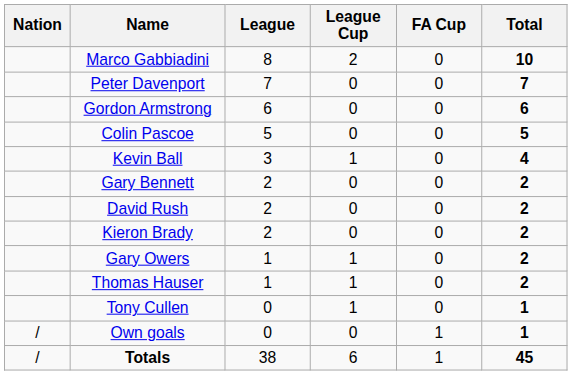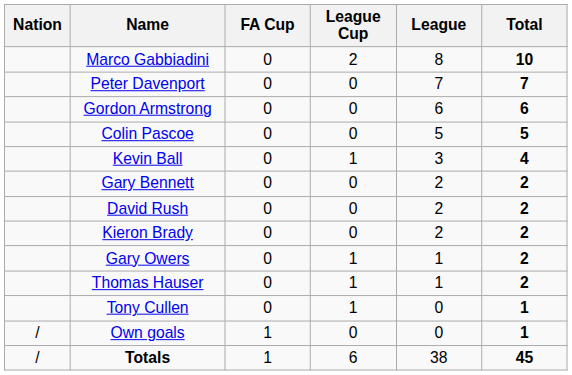columns swapped: (268, 25) <-> (439, 25)
